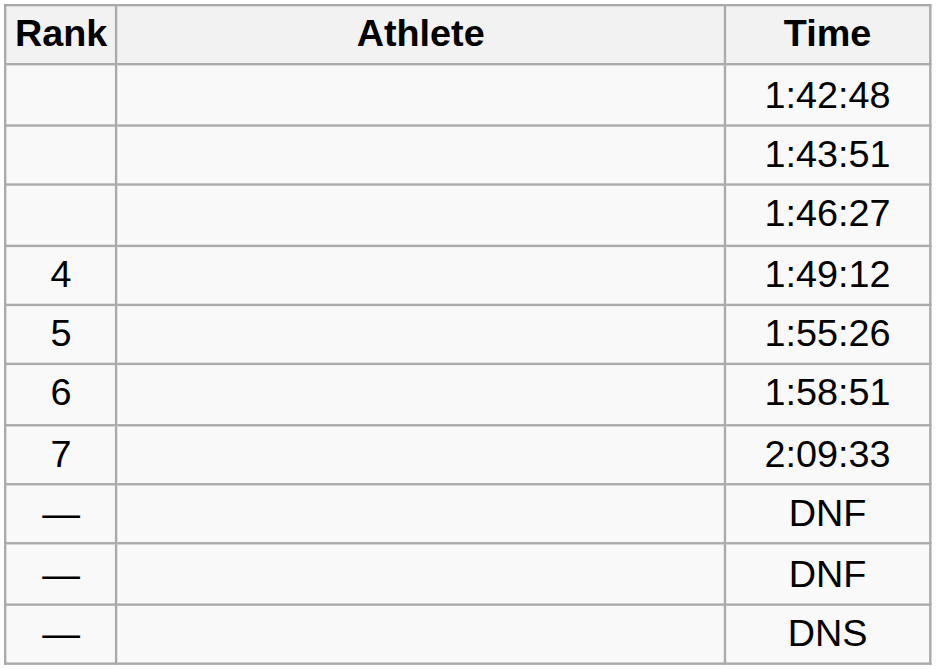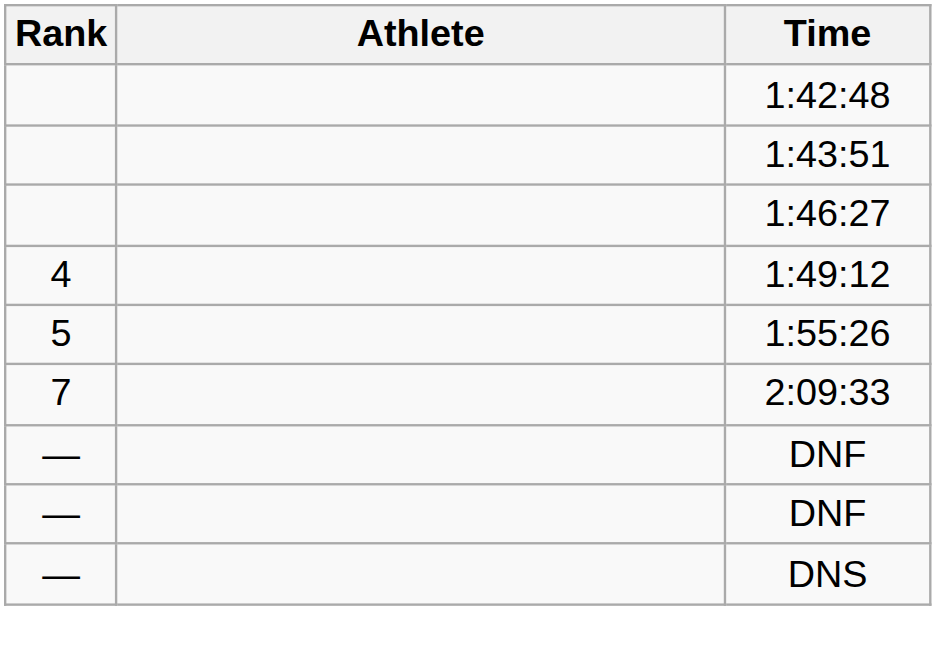- row: (61, 393)
